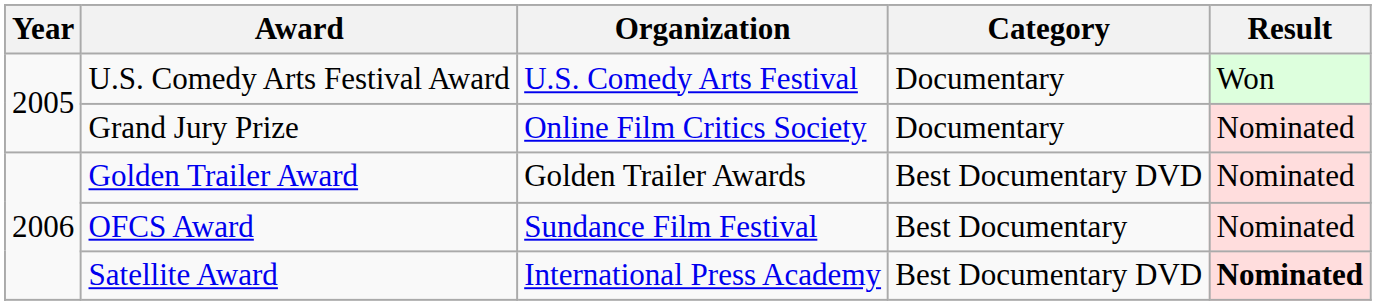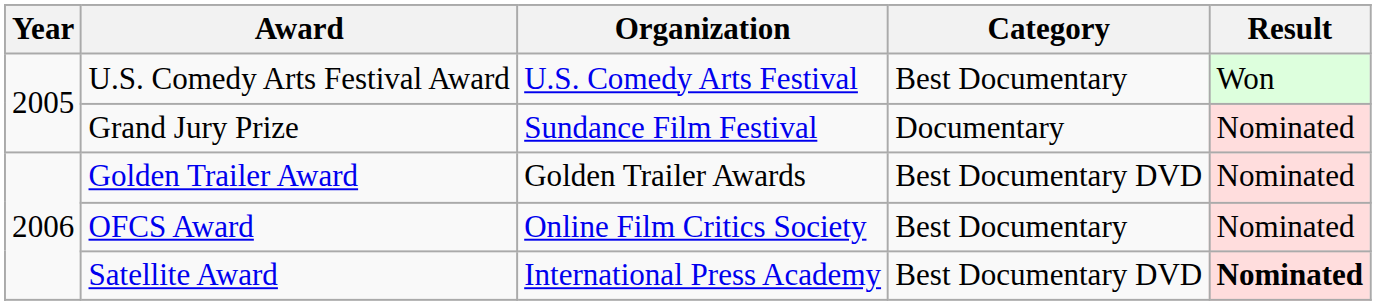(980, 78) Documentary -> (1011, 78) Best Documentary
(695, 127) Online Film Critics Society -> (671, 127) Sundance Film Festival
(671, 226) Sundance Film Festival -> (695, 226) Online Film Critics Society
